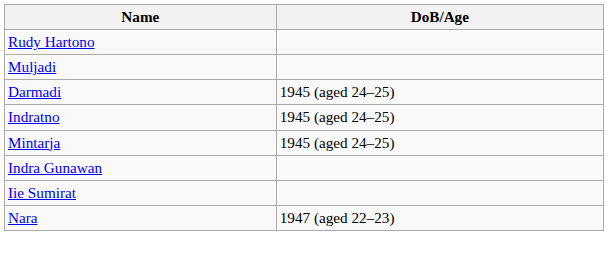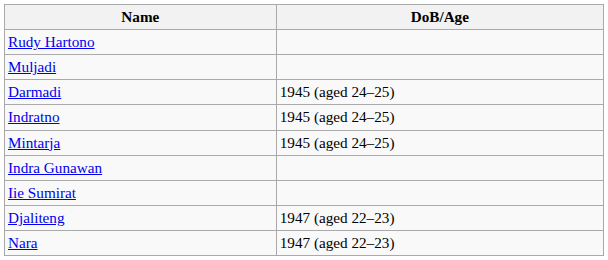+ row: (36, 217)
